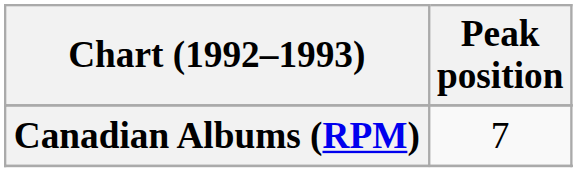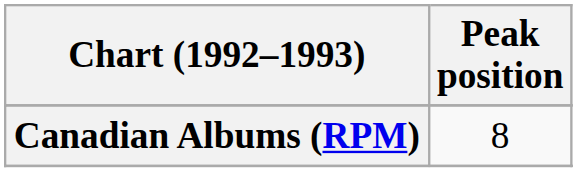(500, 135) 7 -> (500, 135) 8
